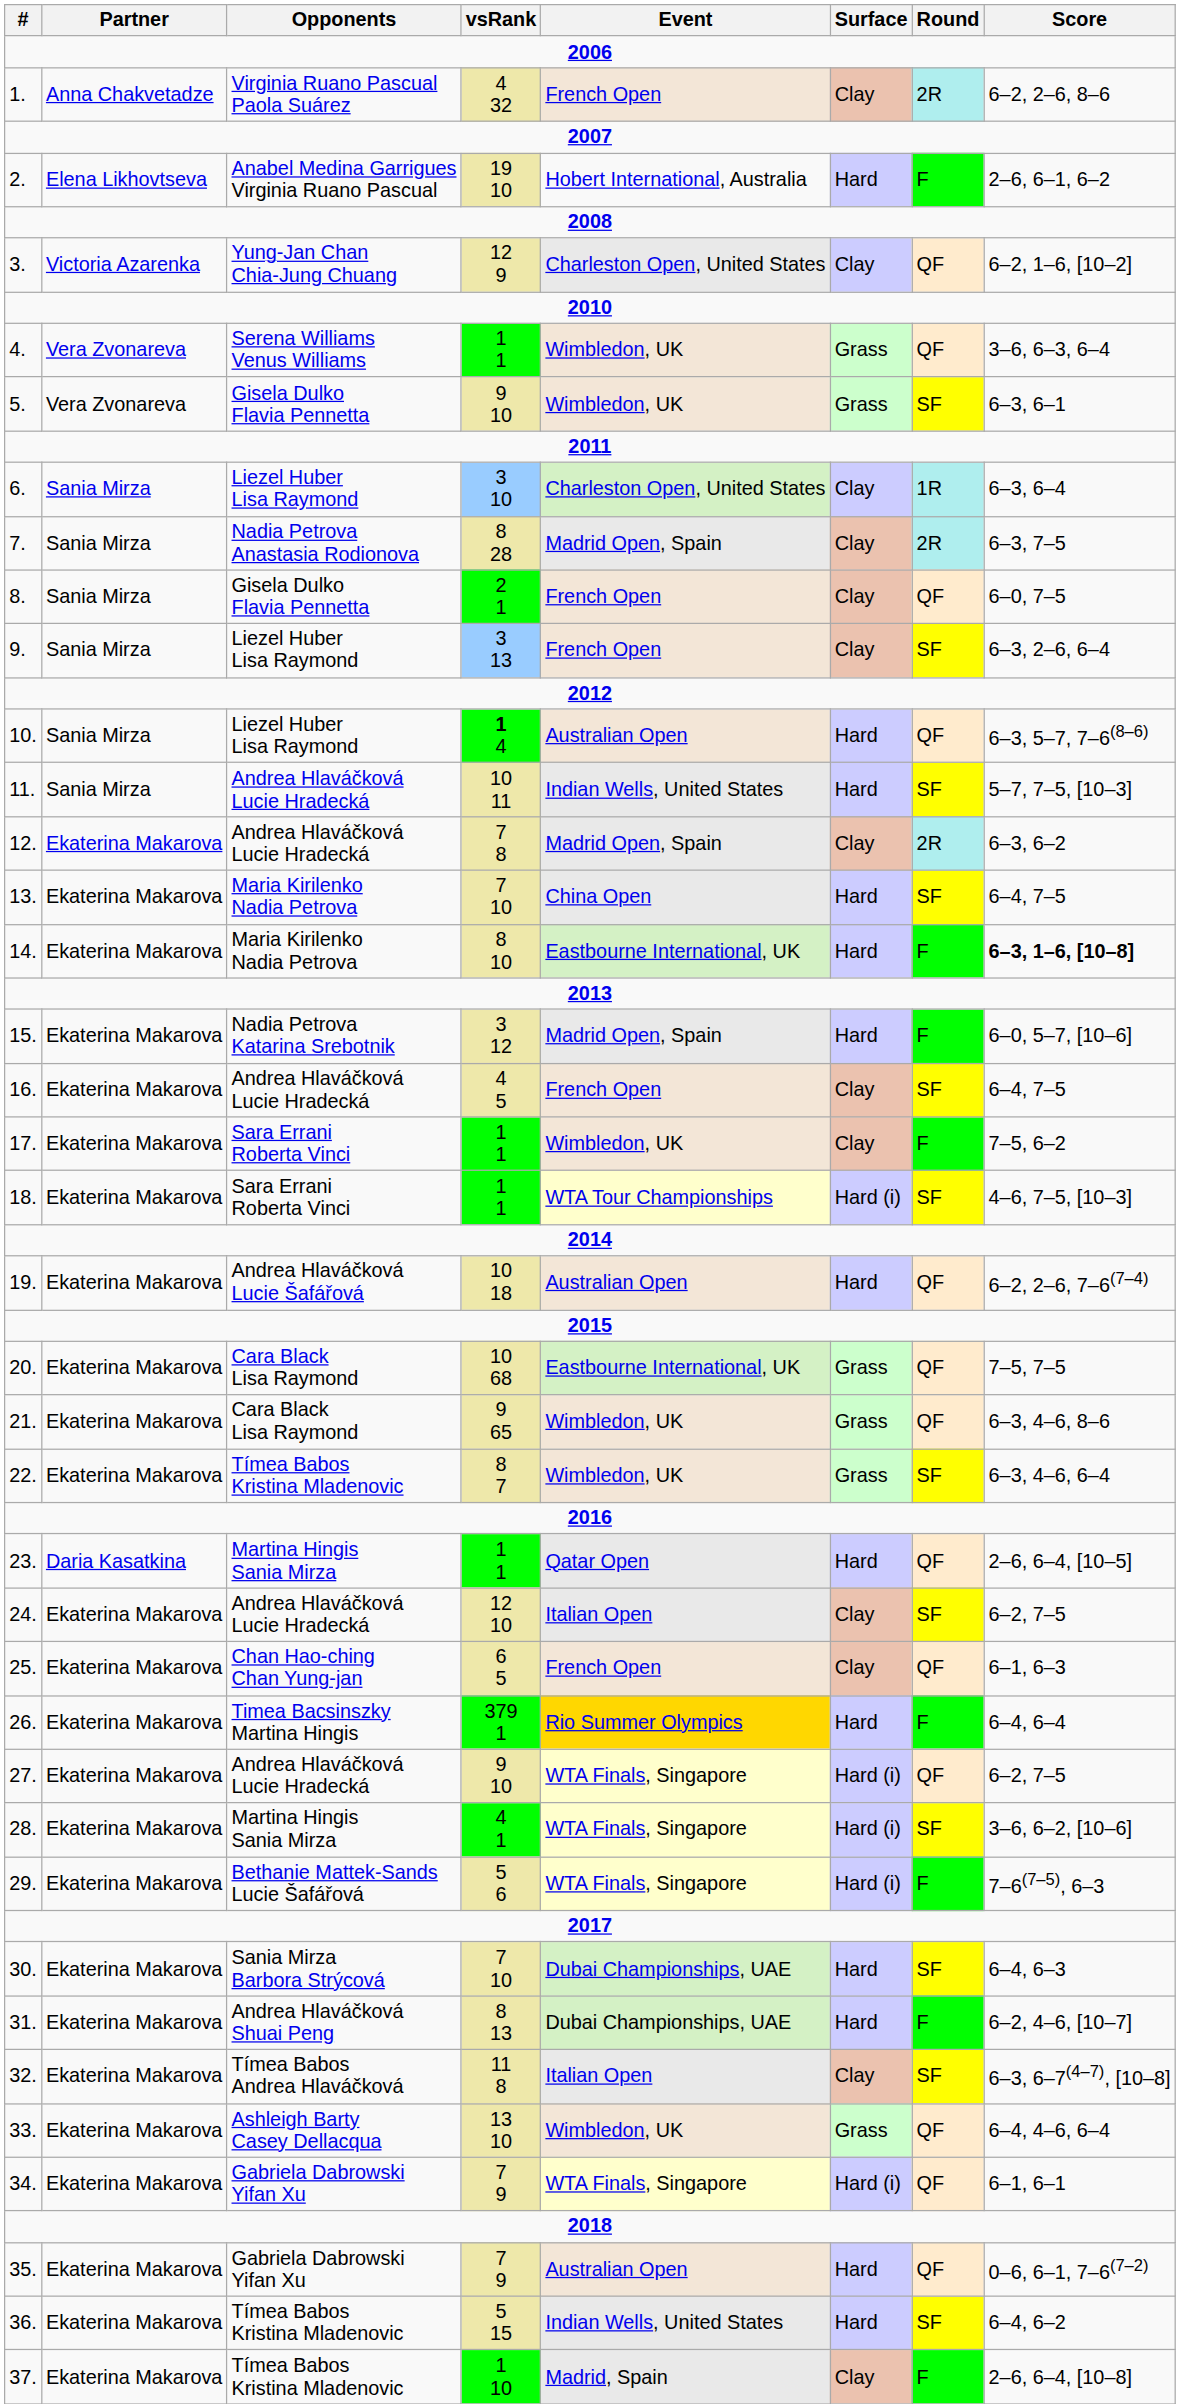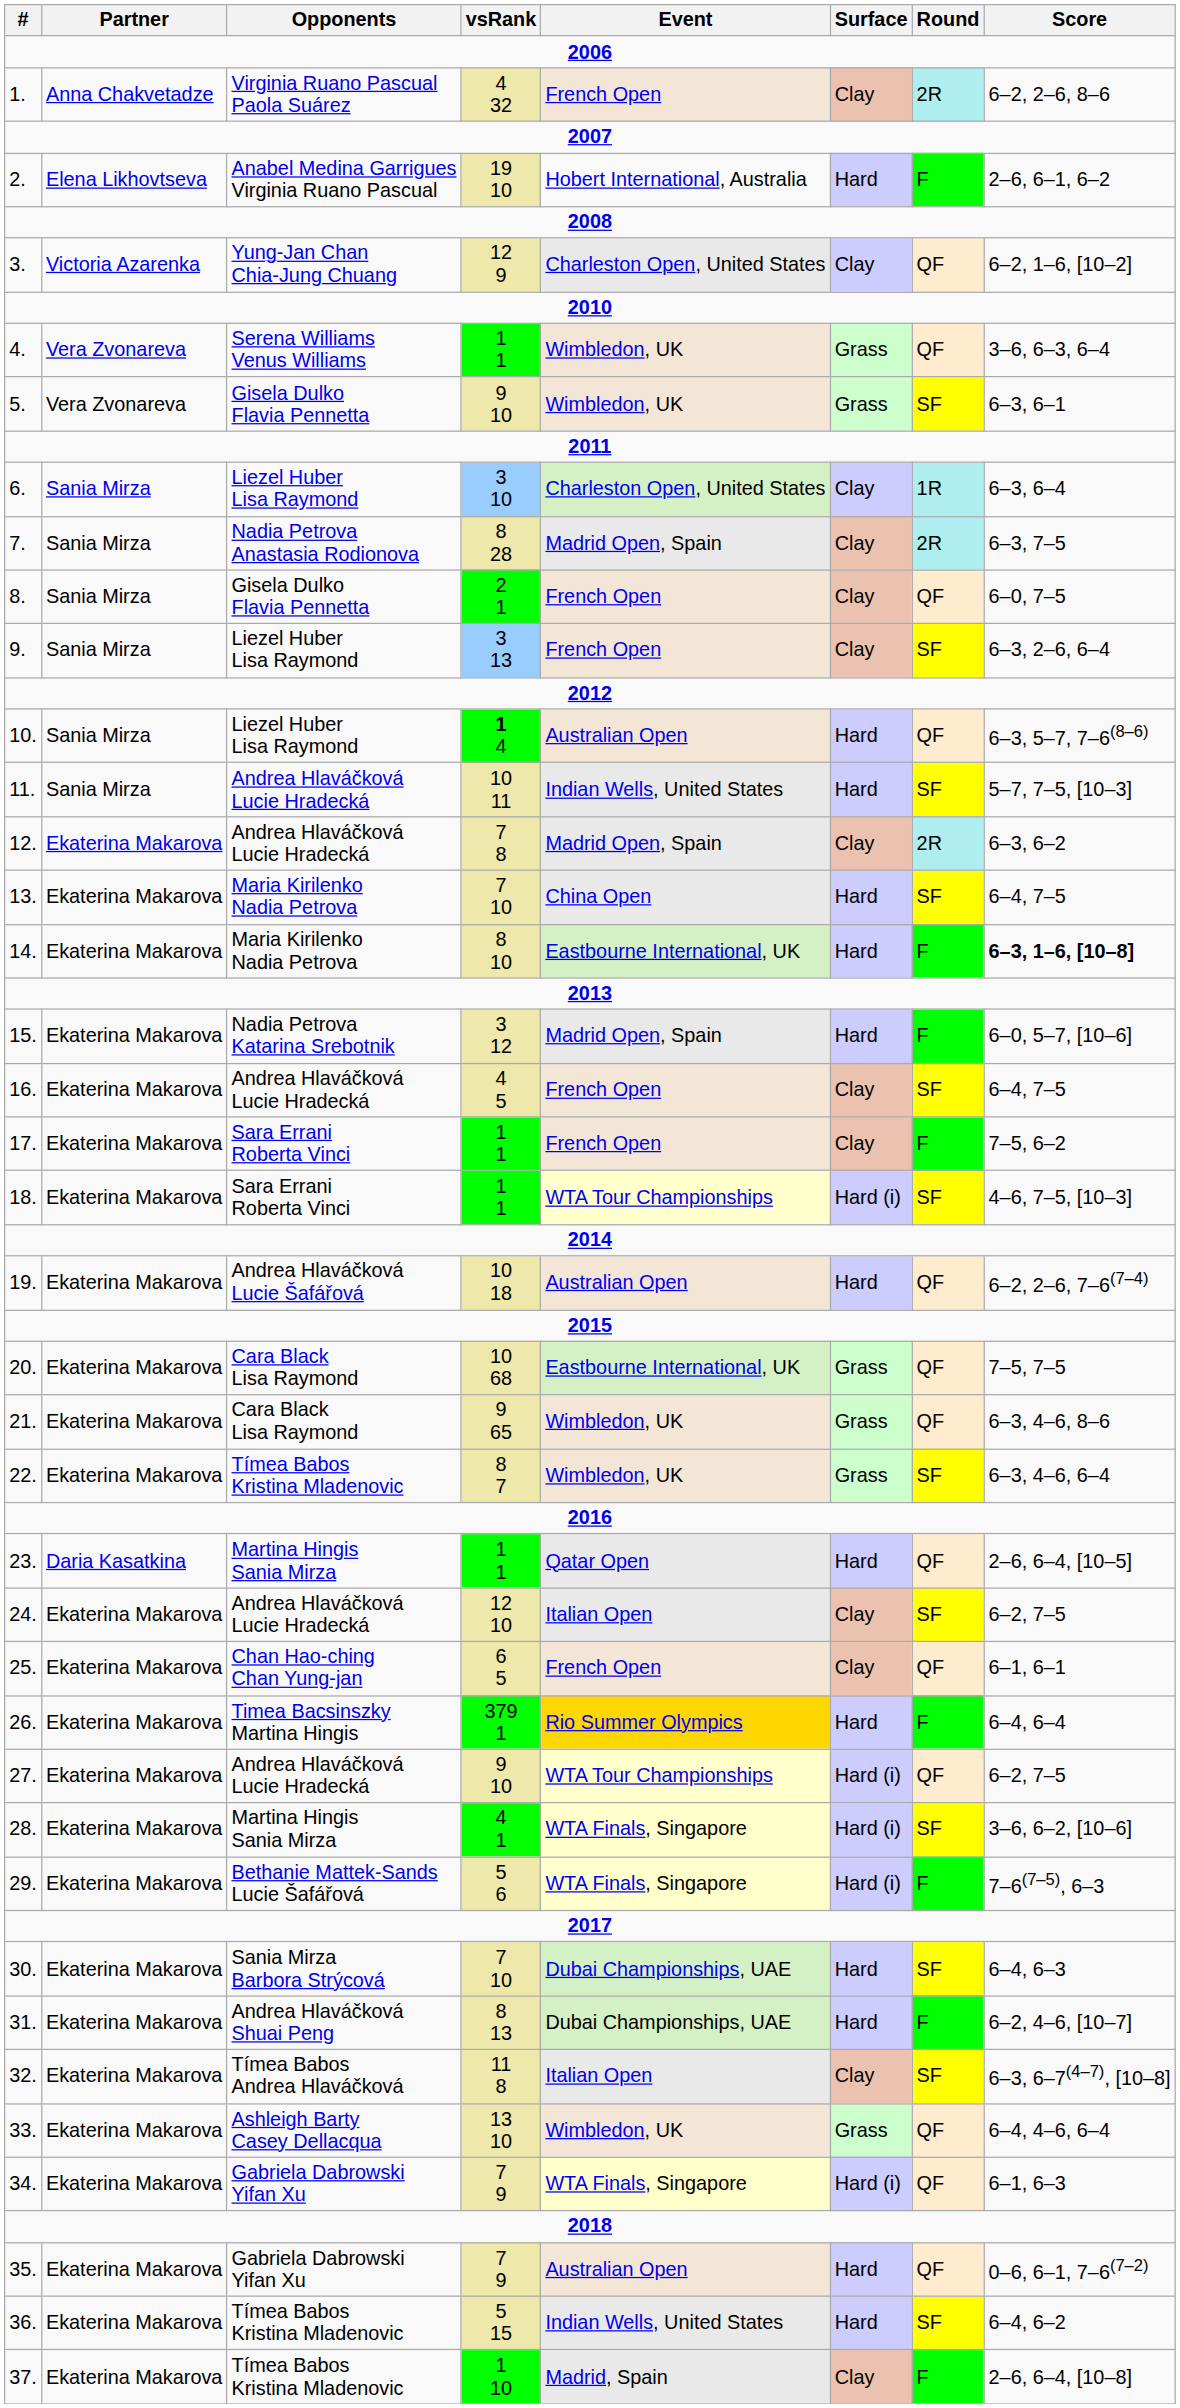(614, 1143) Wimbledon, UK -> (603, 1143) French Open
(1027, 1668) 6–1, 6–3 -> (1027, 1668) 6–1, 6–1
(646, 1775) WTA Finals, Singapore -> (659, 1775) WTA Tour Championships
(1027, 2183) 6–1, 6–1 -> (1027, 2183) 6–1, 6–3
